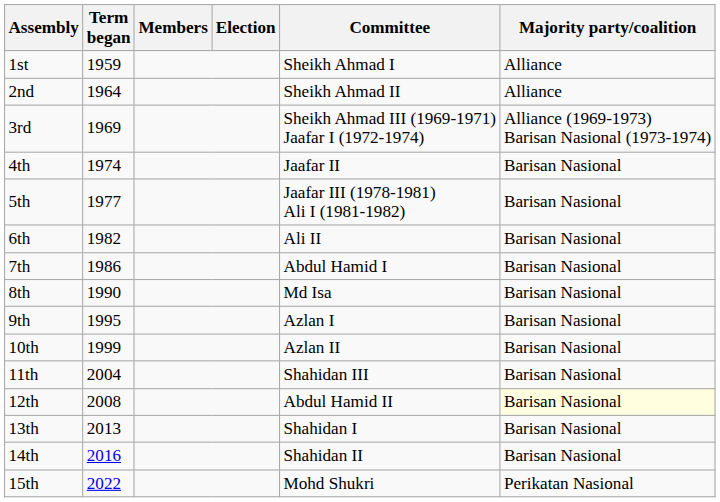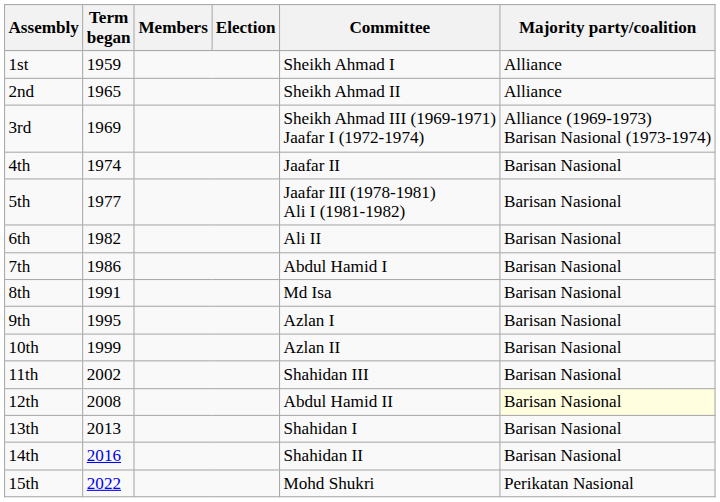(104, 91) 1964 -> (104, 91) 1965
(104, 293) 1990 -> (104, 293) 1991
(104, 374) 2004 -> (104, 374) 2002
